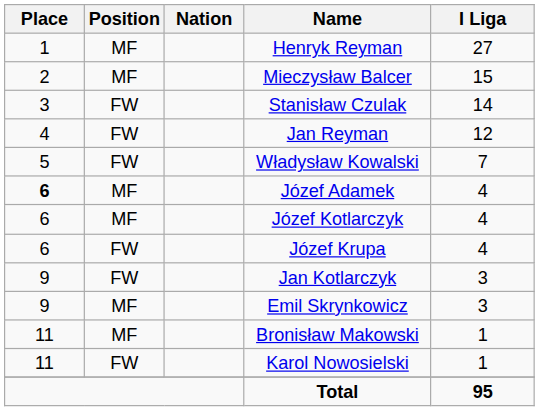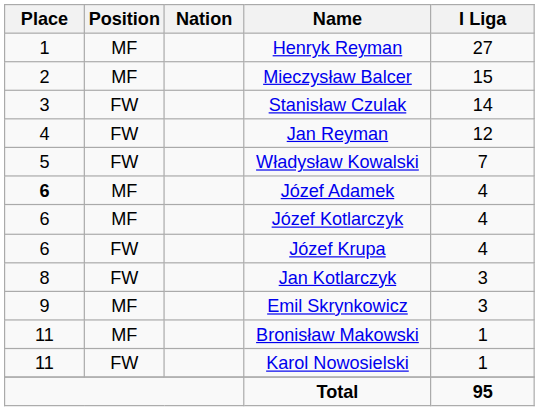(44, 277) 9 -> (44, 277) 8
